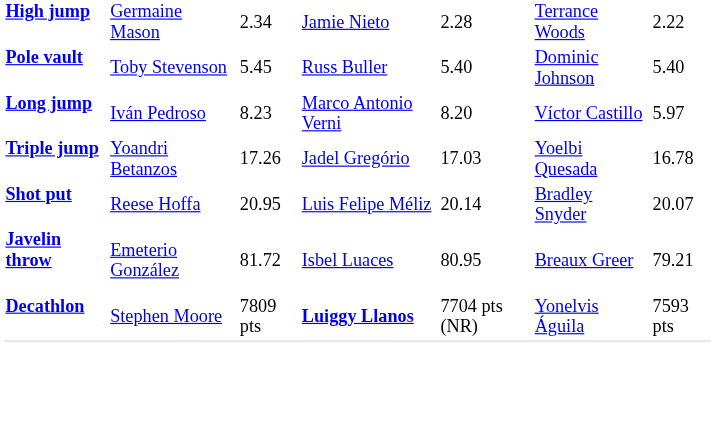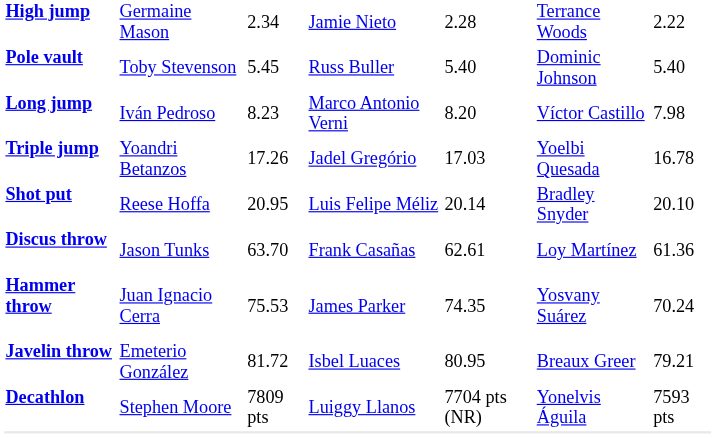(668, 113) 5.97 -> (669, 113) 7.98
(673, 204) 20.07 -> (674, 204) 20.10
+ row: (56, 249)
+ row: (40, 305)
(358, 315) bold -> (362, 407) normal
